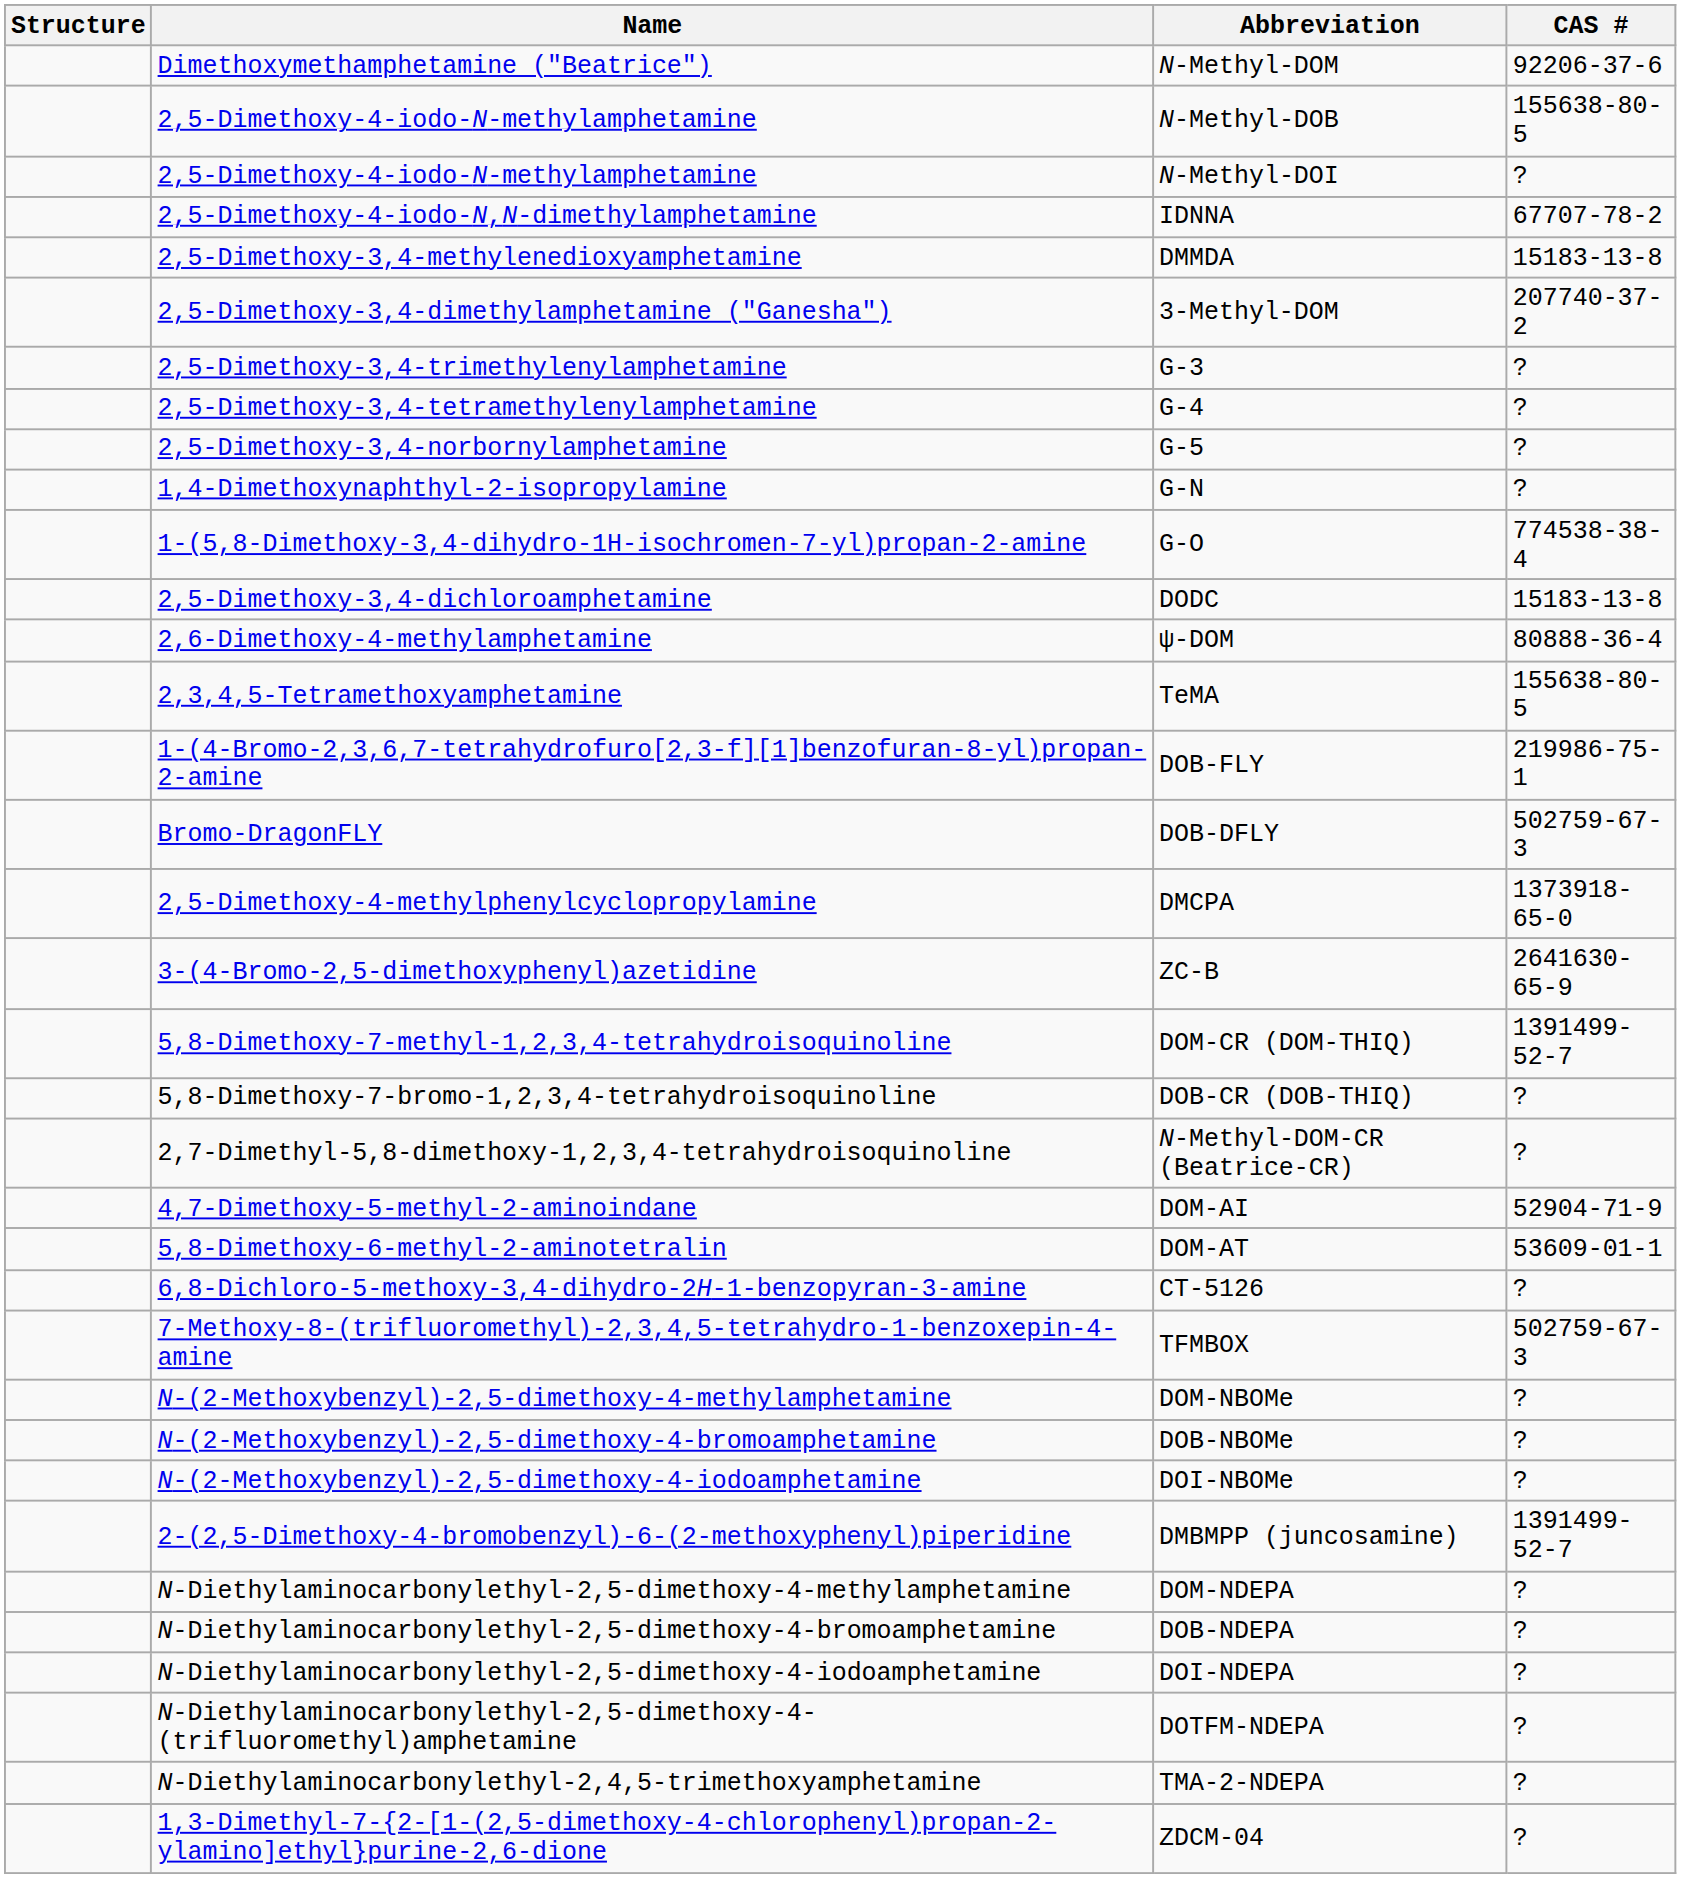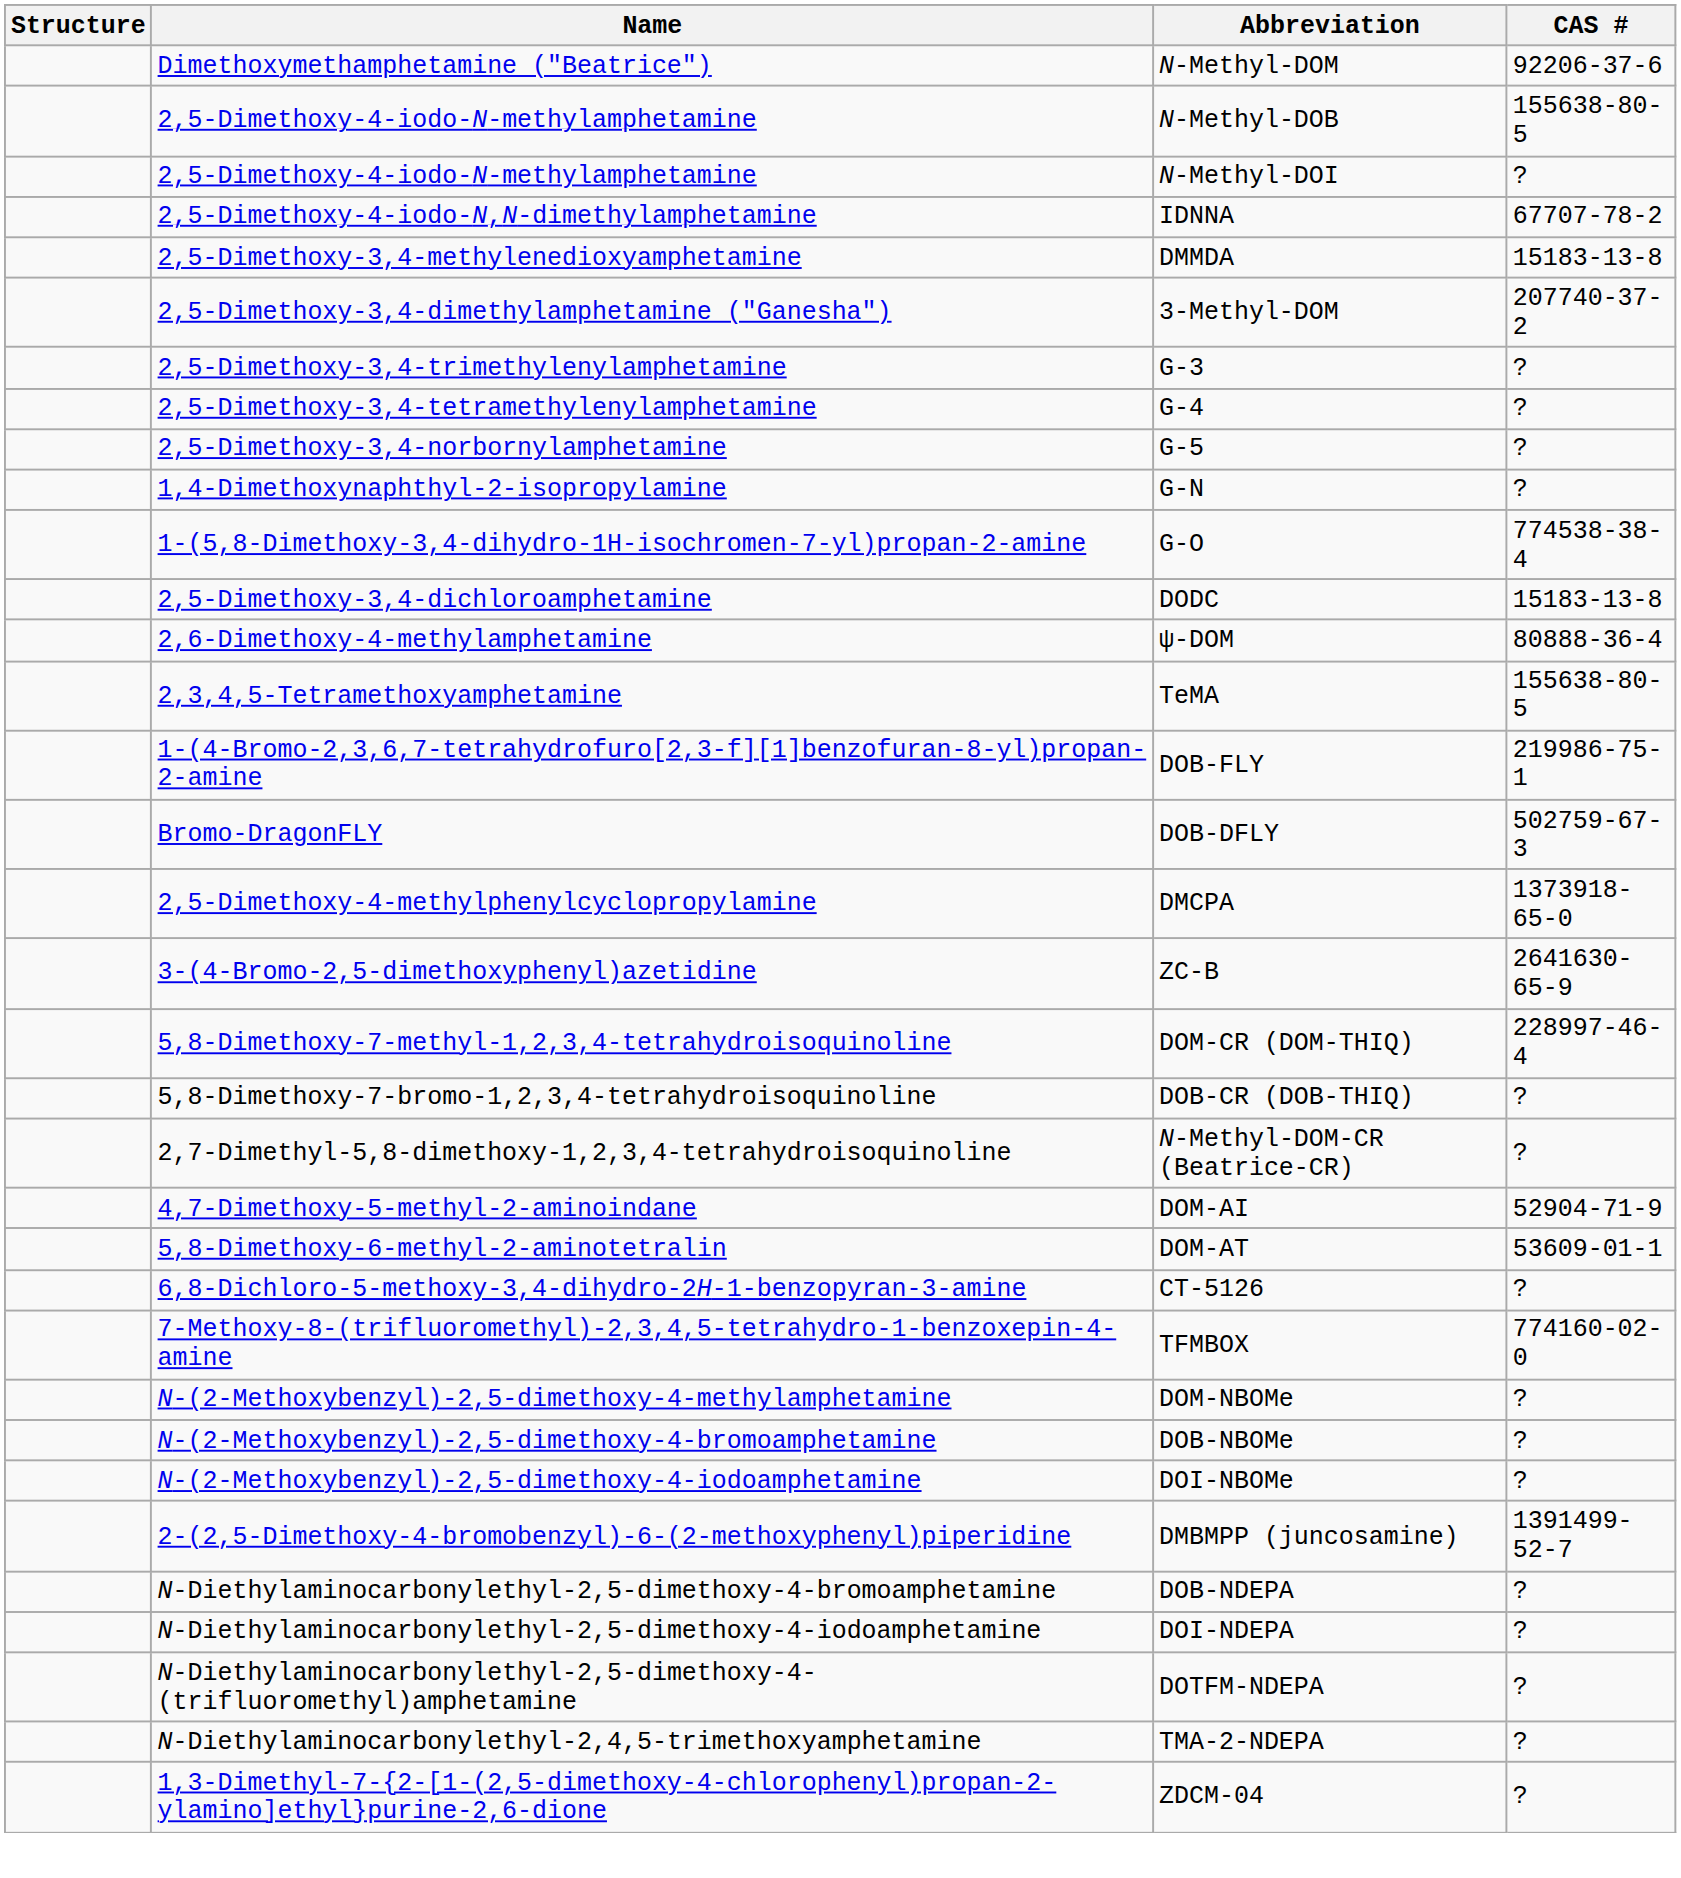(1573, 1043) 1391499-52-7 -> (1588, 1043) 228997-46-4
(1588, 1345) 502759-67-3 -> (1588, 1345) 774160-02-0
- row: (1226, 1591)
